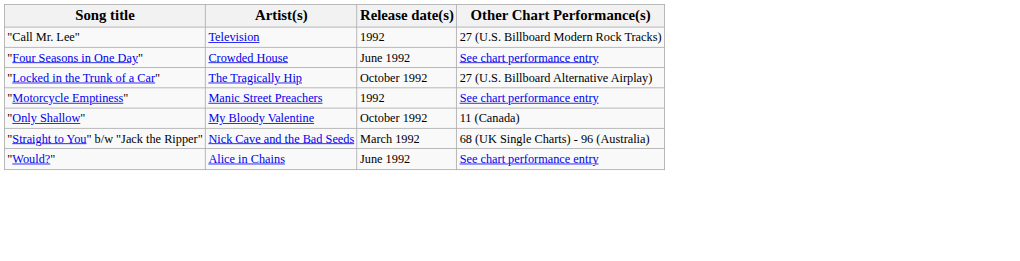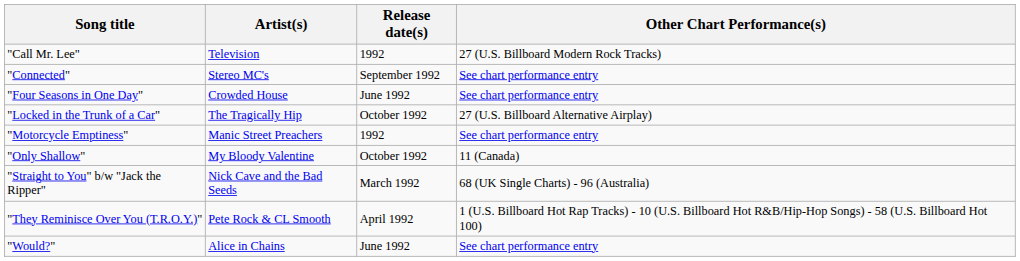+ row: (39, 74)
+ row: (105, 218)
